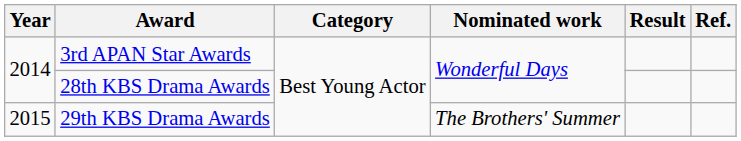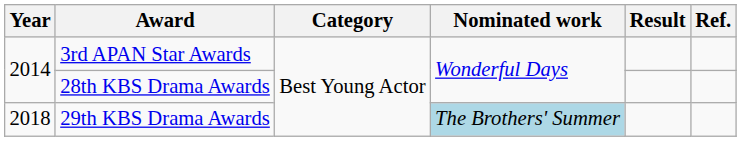(30, 119) 2015 -> (30, 119) 2018
(528, 119) no background -> (528, 119) lightblue background
